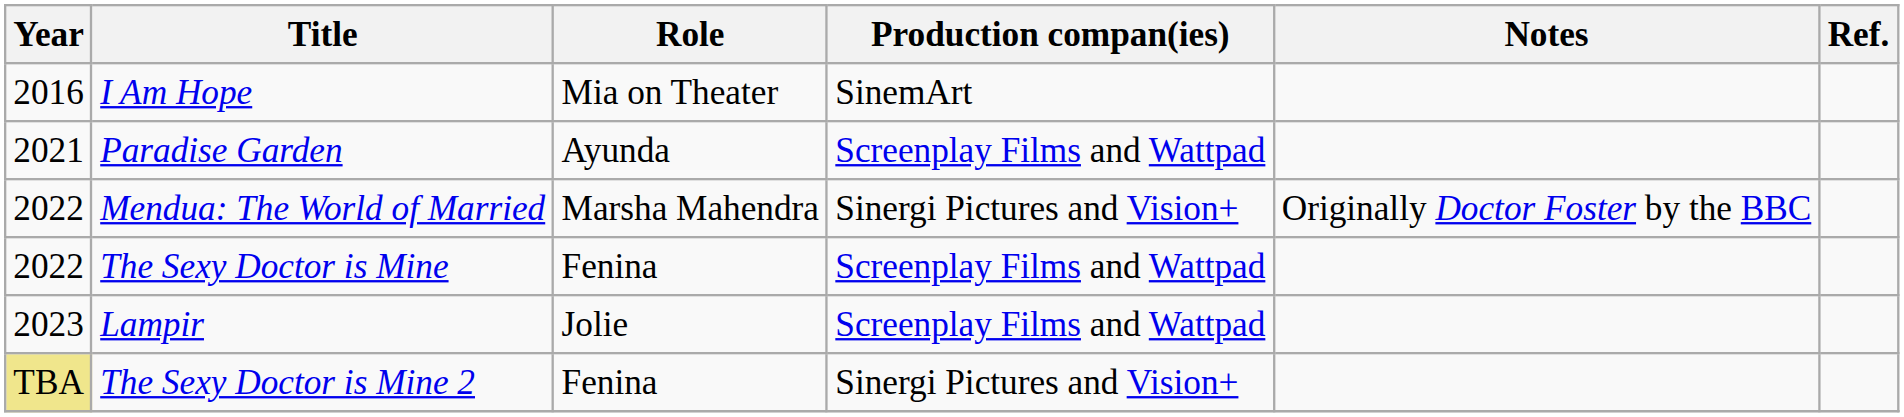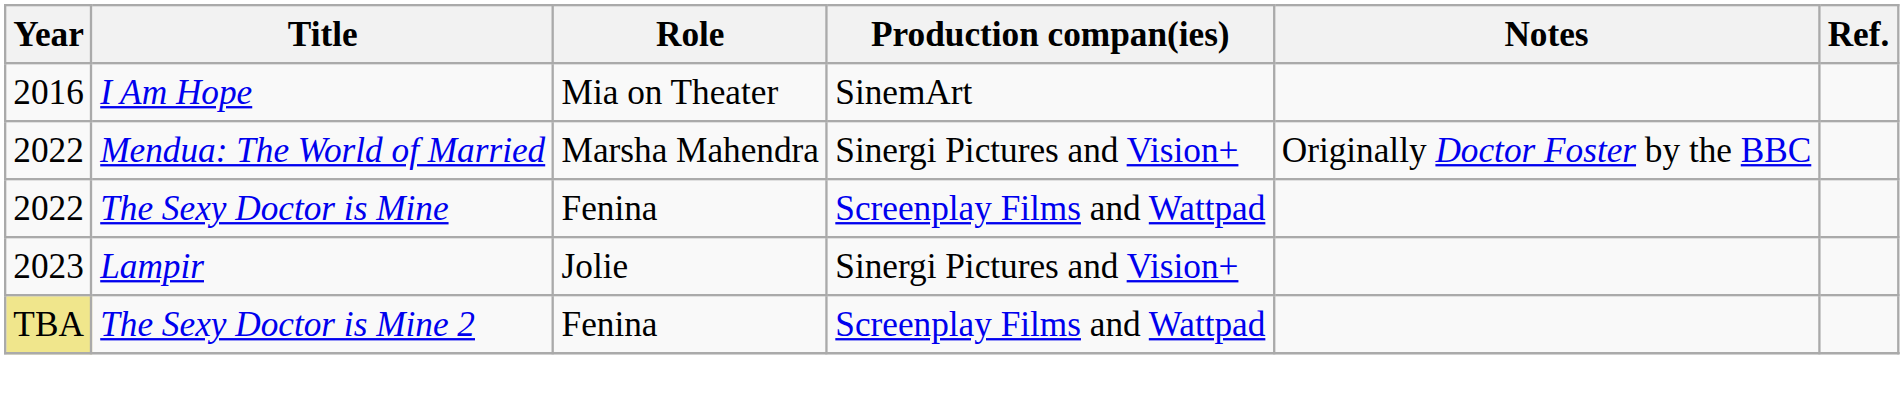- row: (221, 150)
(1050, 324) Screenplay Films and Wattpad -> (1037, 266) Sinergi Pictures and Vision+
(1037, 382) Sinergi Pictures and Vision+ -> (1050, 324) Screenplay Films and Wattpad
